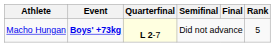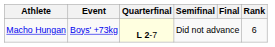(96, 30) bold -> (94, 30) normal
(258, 30) 5 -> (254, 30) 6
